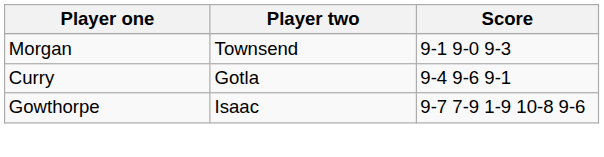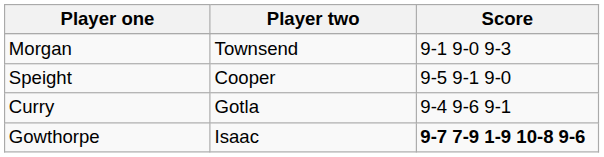+ row: (40, 78)
(503, 107) normal -> (503, 136) bold
